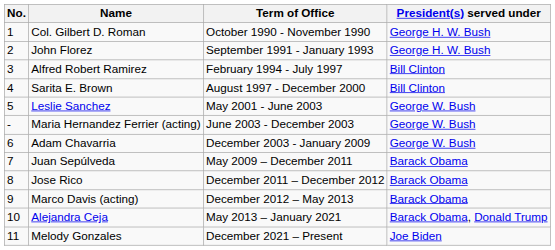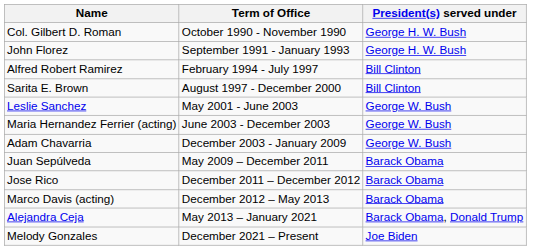- column: (16, 13)
